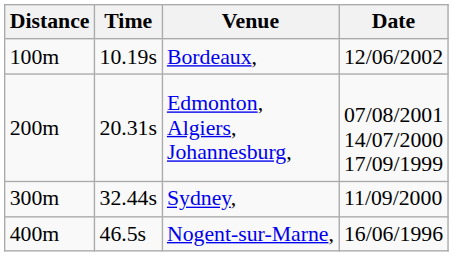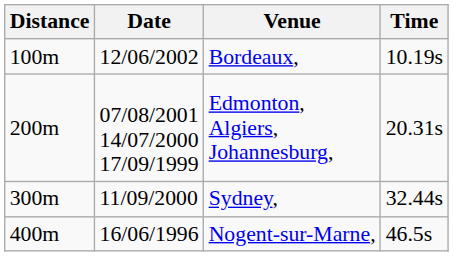columns swapped: (128, 21) <-> (394, 21)
